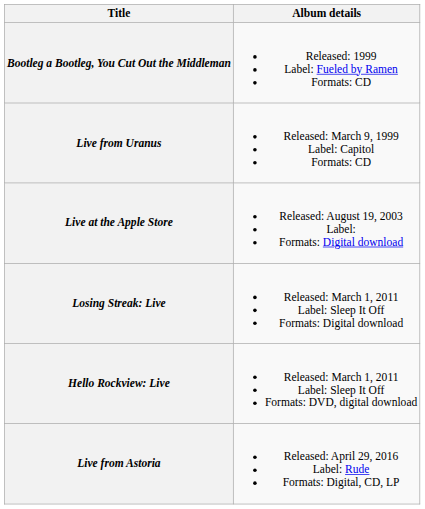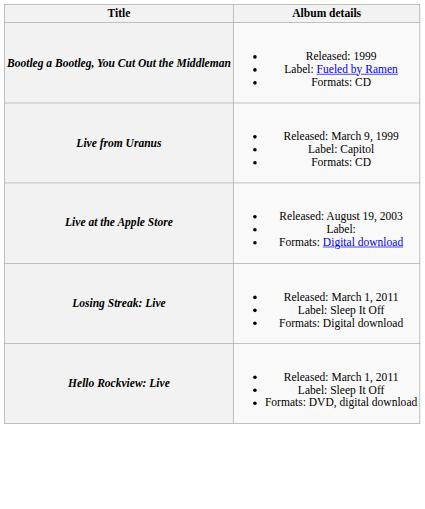- row: (119, 463)
